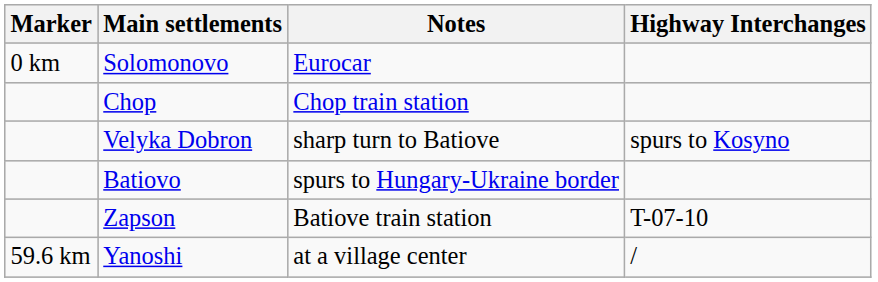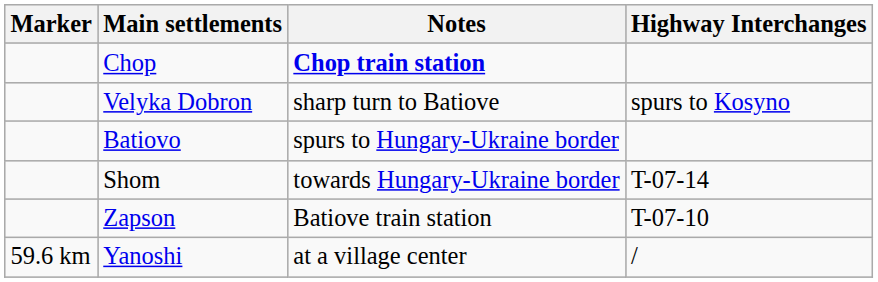- row: (166, 62)
(381, 101) normal -> (389, 62) bold
+ row: (132, 179)
